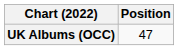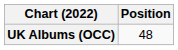(146, 34) 47 -> (146, 34) 48
